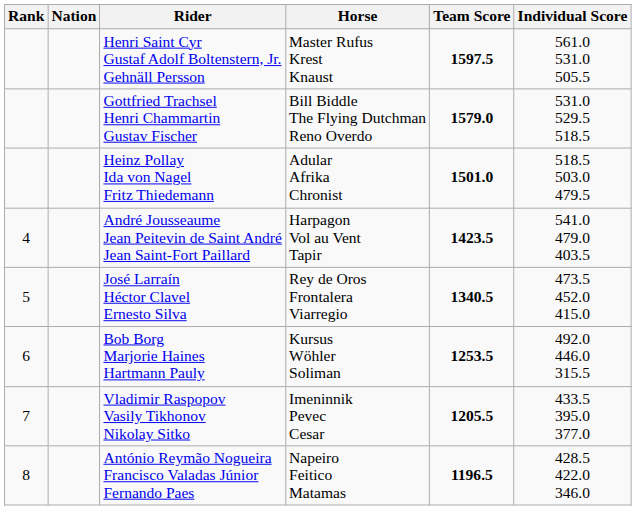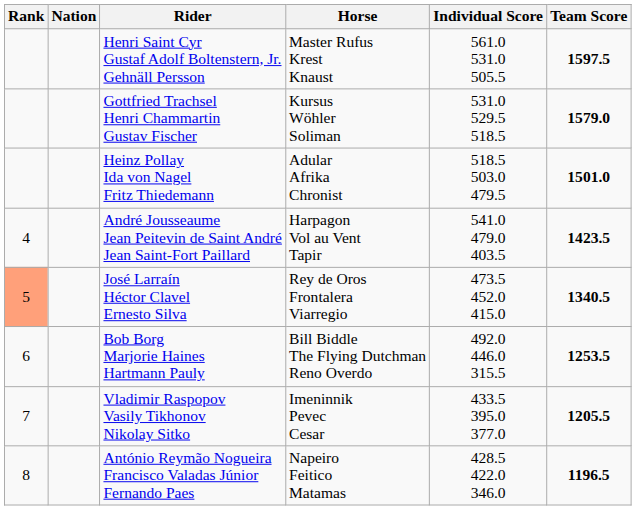columns swapped: (572, 16) <-> (472, 16)
(358, 118) Bill Biddle The Flying Dutchman Reno Overdo -> (315, 118) Kursus Wöhler Soliman
(26, 297) no background -> (26, 297) lightsalmon background
(315, 356) Kursus Wöhler Soliman -> (358, 356) Bill Biddle The Flying Dutchman Reno Overdo
